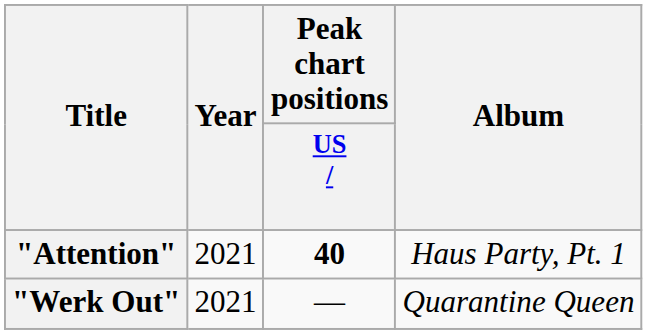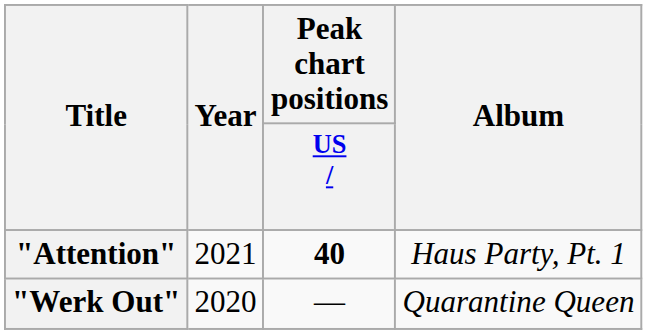(226, 303) 2021 -> (226, 303) 2020
